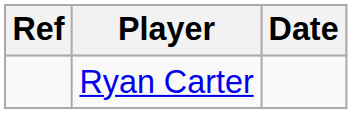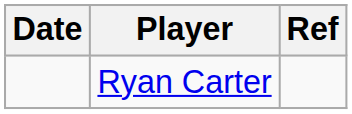columns swapped: (304, 30) <-> (38, 30)
